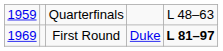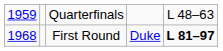(22, 35) 1969 -> (22, 35) 1968
